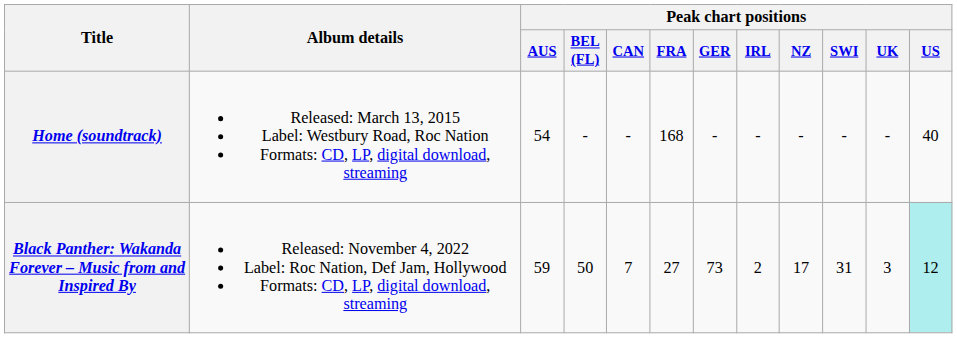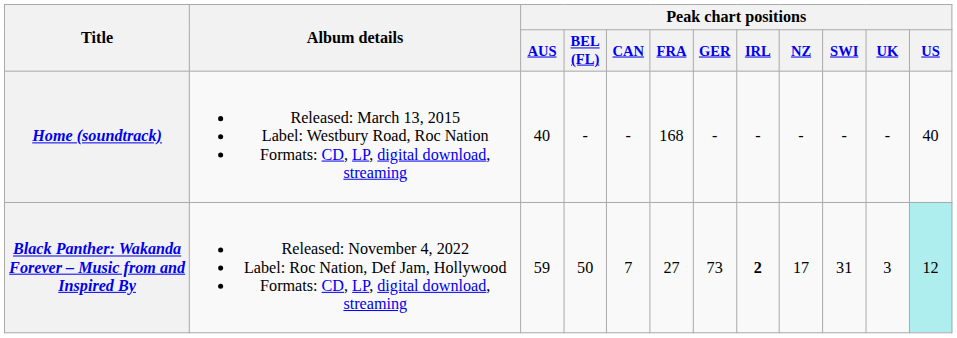(542, 136) 54 -> (542, 136) 40
(758, 267) normal -> (758, 267) bold
